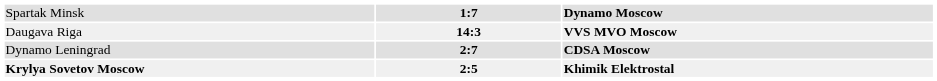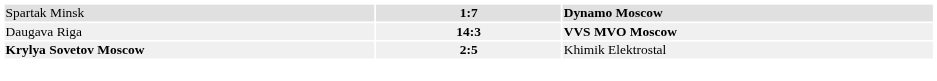- row: (58, 50)
(619, 68) bold -> (615, 50) normal
